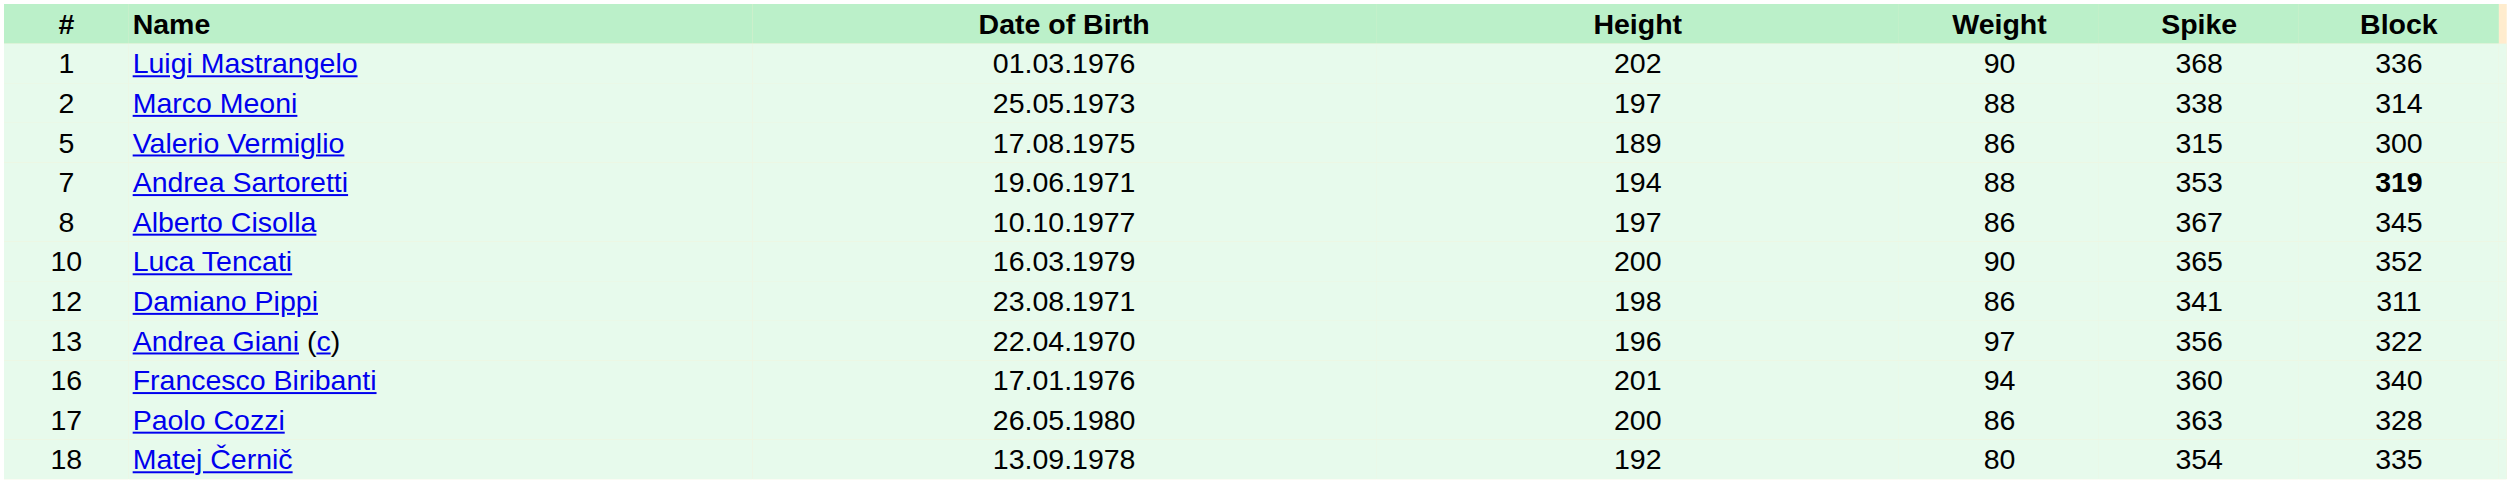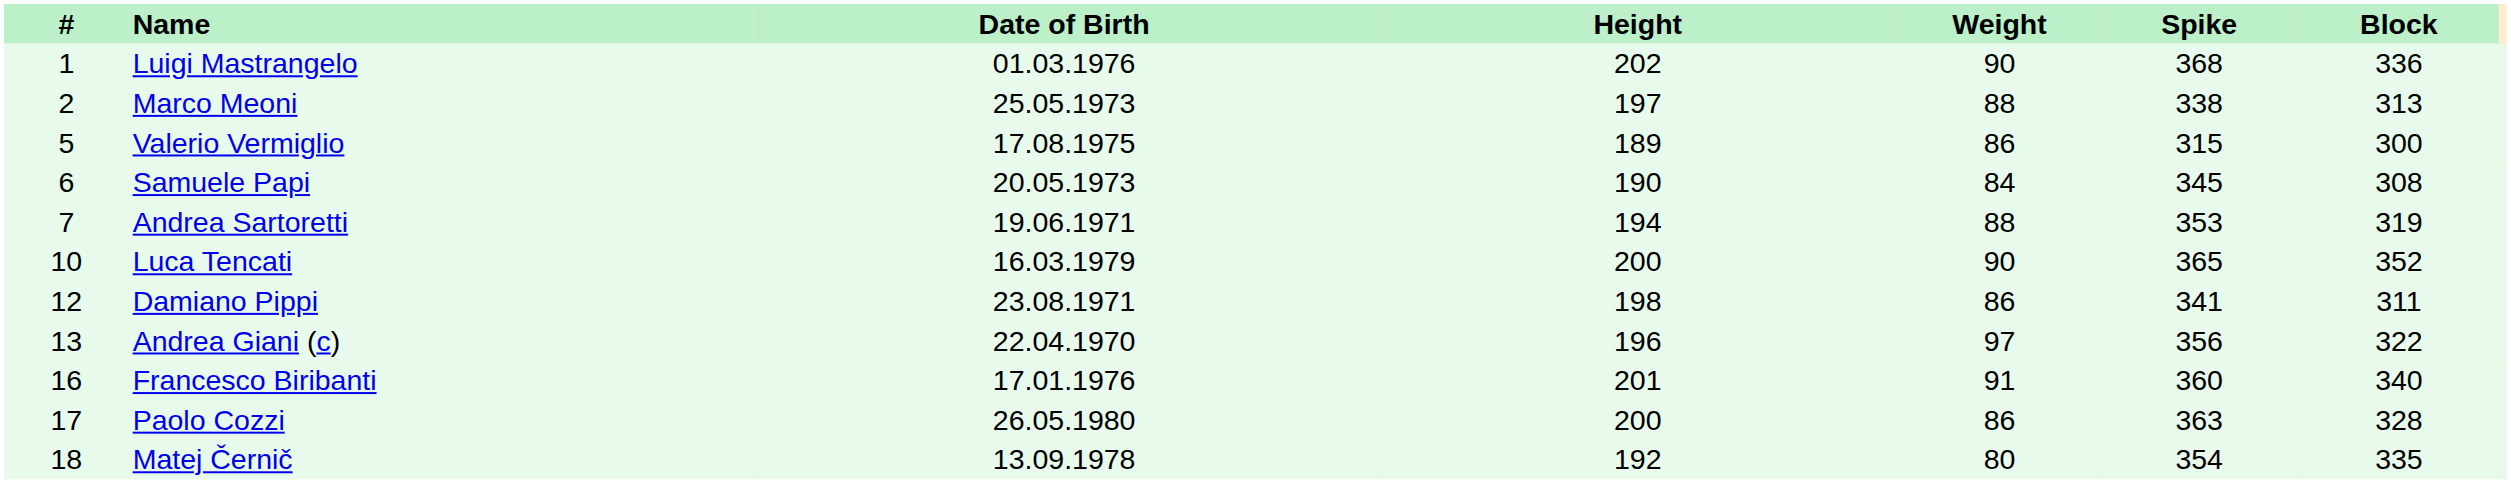(2399, 103) 314 -> (2399, 103) 313
+ row: (221, 182)
(2399, 182) bold -> (2399, 222) normal
- row: (225, 222)
(1999, 380) 94 -> (1999, 380) 91
